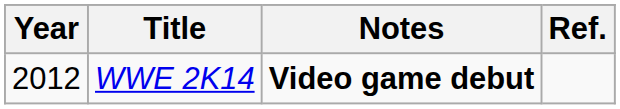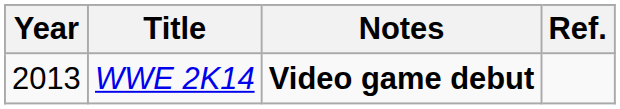(46, 77) 2012 -> (46, 77) 2013
